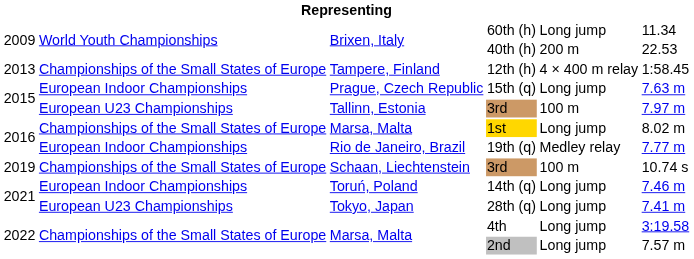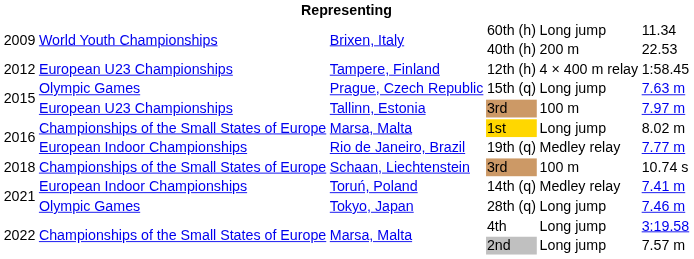(20, 69) 2013 -> (20, 69) 2012
(183, 69) Championships of the Small States of Europe -> (136, 69) European U23 Championships
(143, 89) European Indoor Championships -> (90, 89) Olympic Games
(20, 167) 2019 -> (20, 167) 2018
(573, 186) Long jump -> (580, 186) Medley relay
(663, 186) 7.46 m -> (663, 186) 7.41 m
(136, 206) European U23 Championships -> (90, 206) Olympic Games
(663, 206) 7.41 m -> (663, 206) 7.46 m
